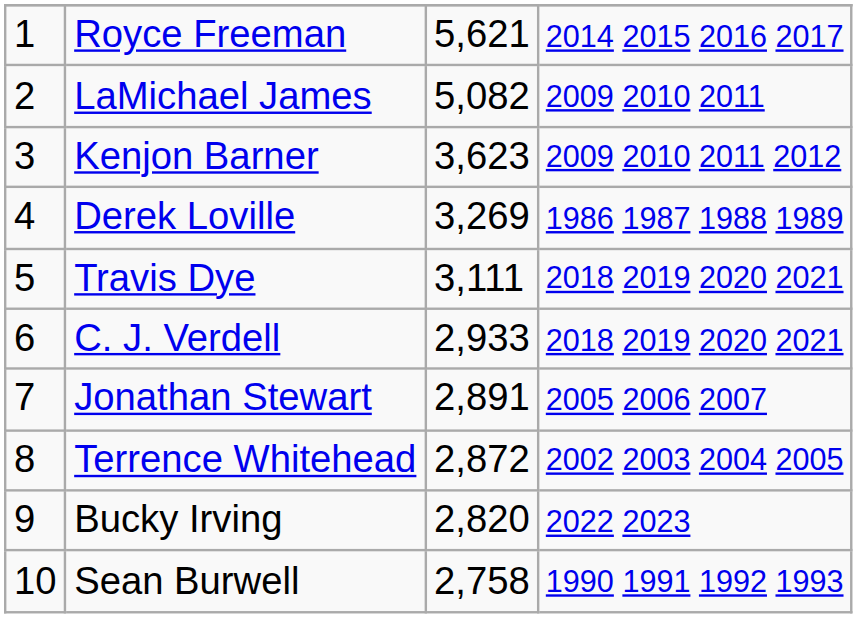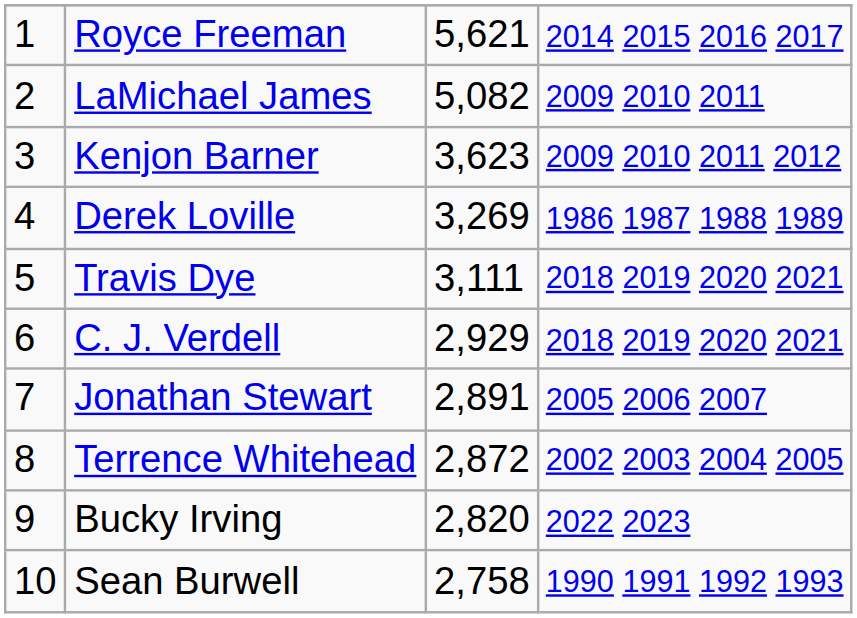(482, 338) 2,933 -> (482, 338) 2,929
